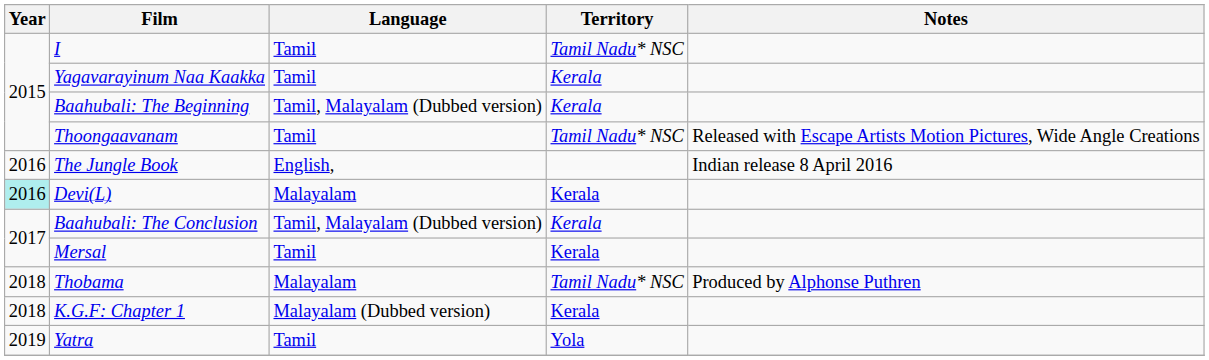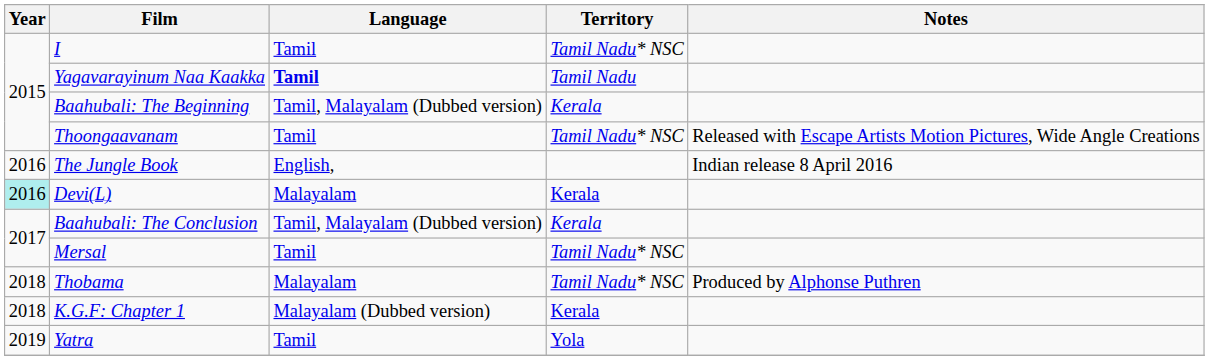(295, 77) normal -> (296, 77) bold
(576, 77) Kerala -> (593, 77) Tamil Nadu
(575, 252) Kerala -> (617, 252) Tamil Nadu* NSC
